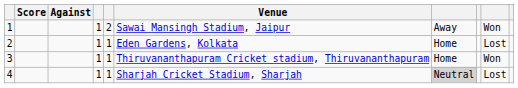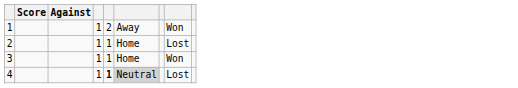- column: (273, 12)
(109, 75) normal -> (109, 75) bold
